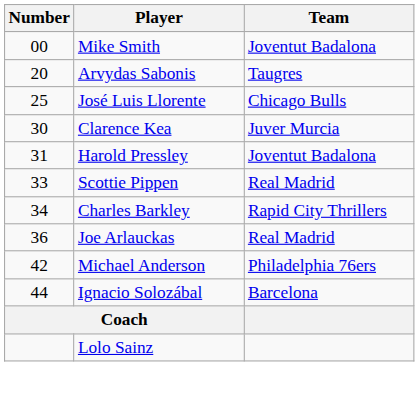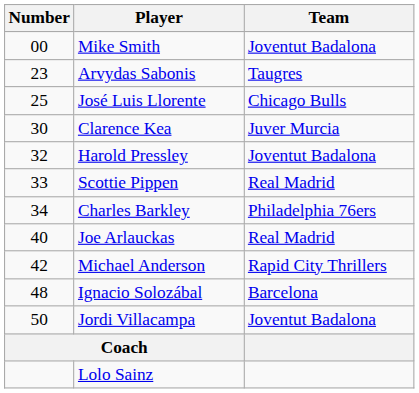(39, 73) 20 -> (39, 73) 23
(39, 155) 31 -> (39, 155) 32
(317, 210) Rapid City Thrillers -> (312, 210) Philadelphia 76ers
(39, 237) 36 -> (39, 237) 40
(312, 264) Philadelphia 76ers -> (317, 264) Rapid City Thrillers
(39, 292) 44 -> (39, 292) 48
+ row: (137, 319)
